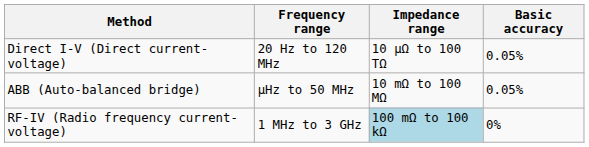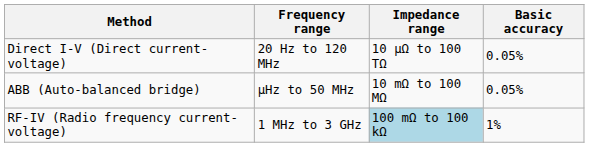(493, 125) 0% -> (493, 125) 1%
